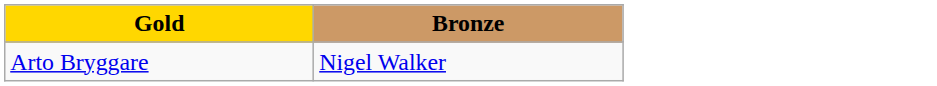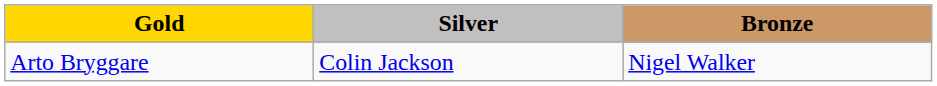+ column: (468, 23)
